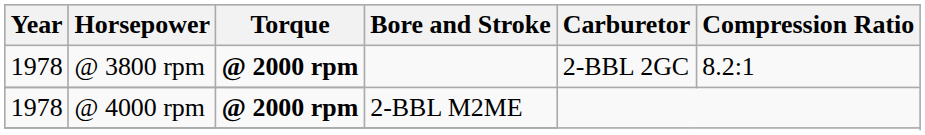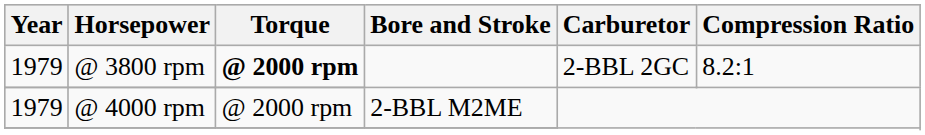(37, 66) 1978 -> (37, 66) 1979
(37, 107) 1978 -> (37, 107) 1979
(290, 107) bold -> (287, 107) normal
